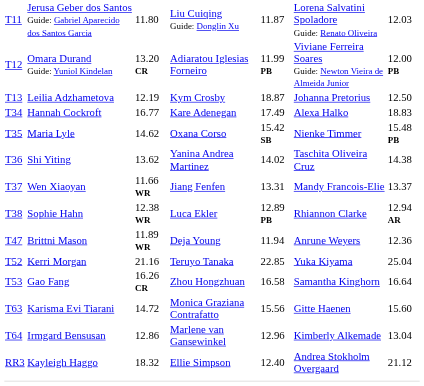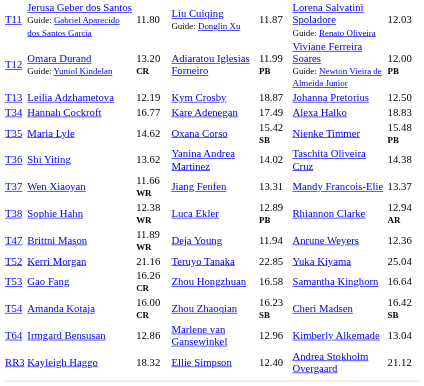+ row: (61, 309)
- row: (71, 309)
